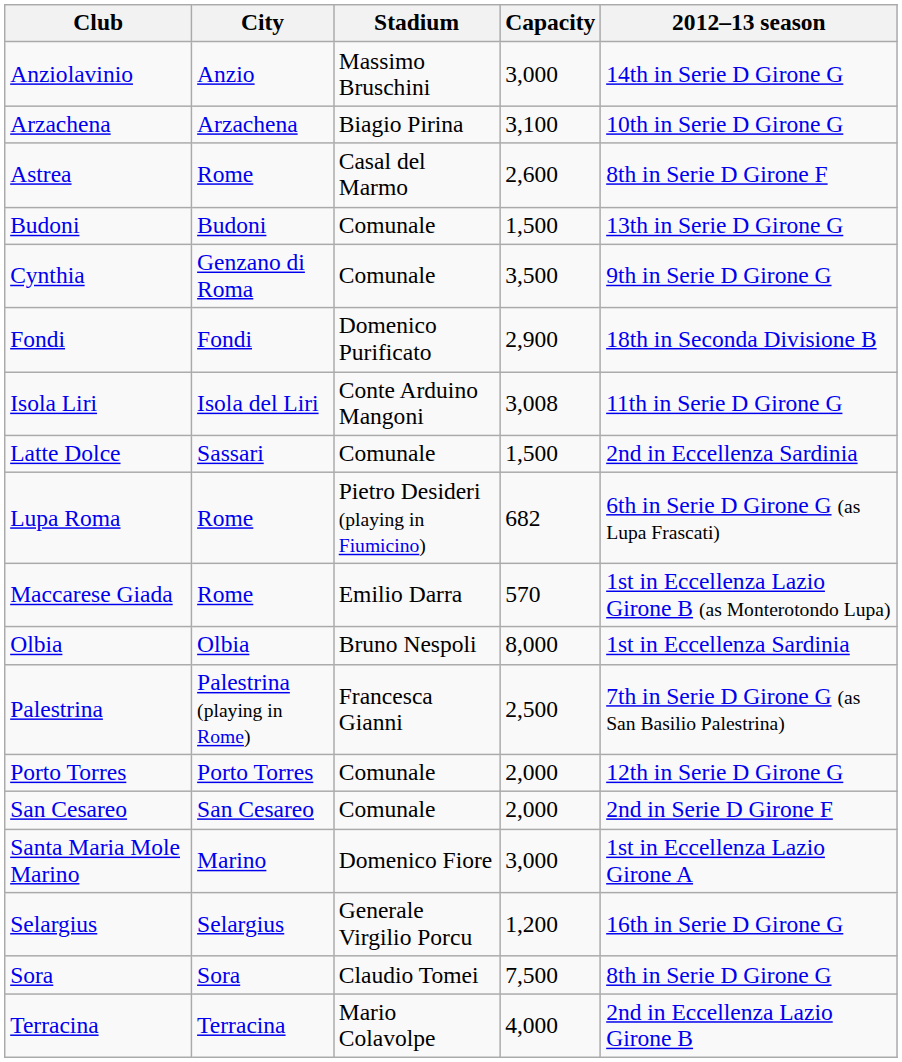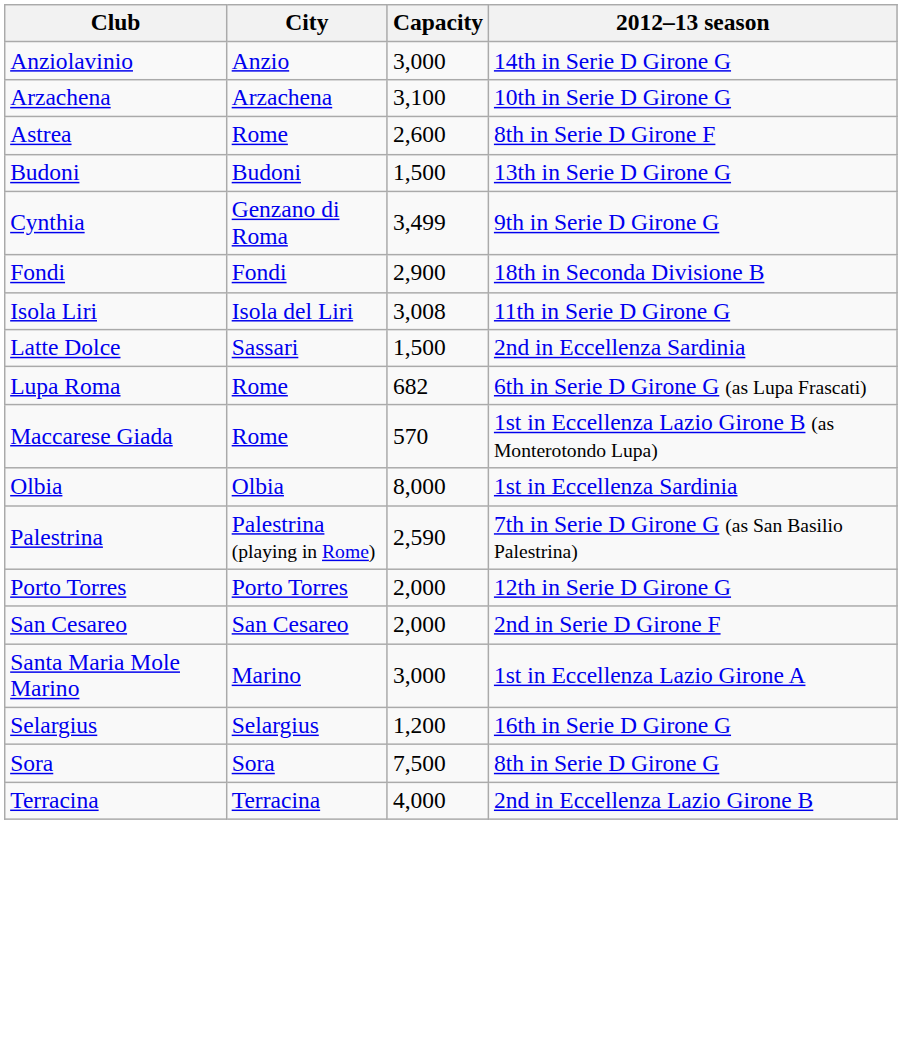- column: (417, 23)
(532, 275) 3,500 -> (419, 222) 3,499
(532, 708) 2,500 -> (419, 536) 2,590
